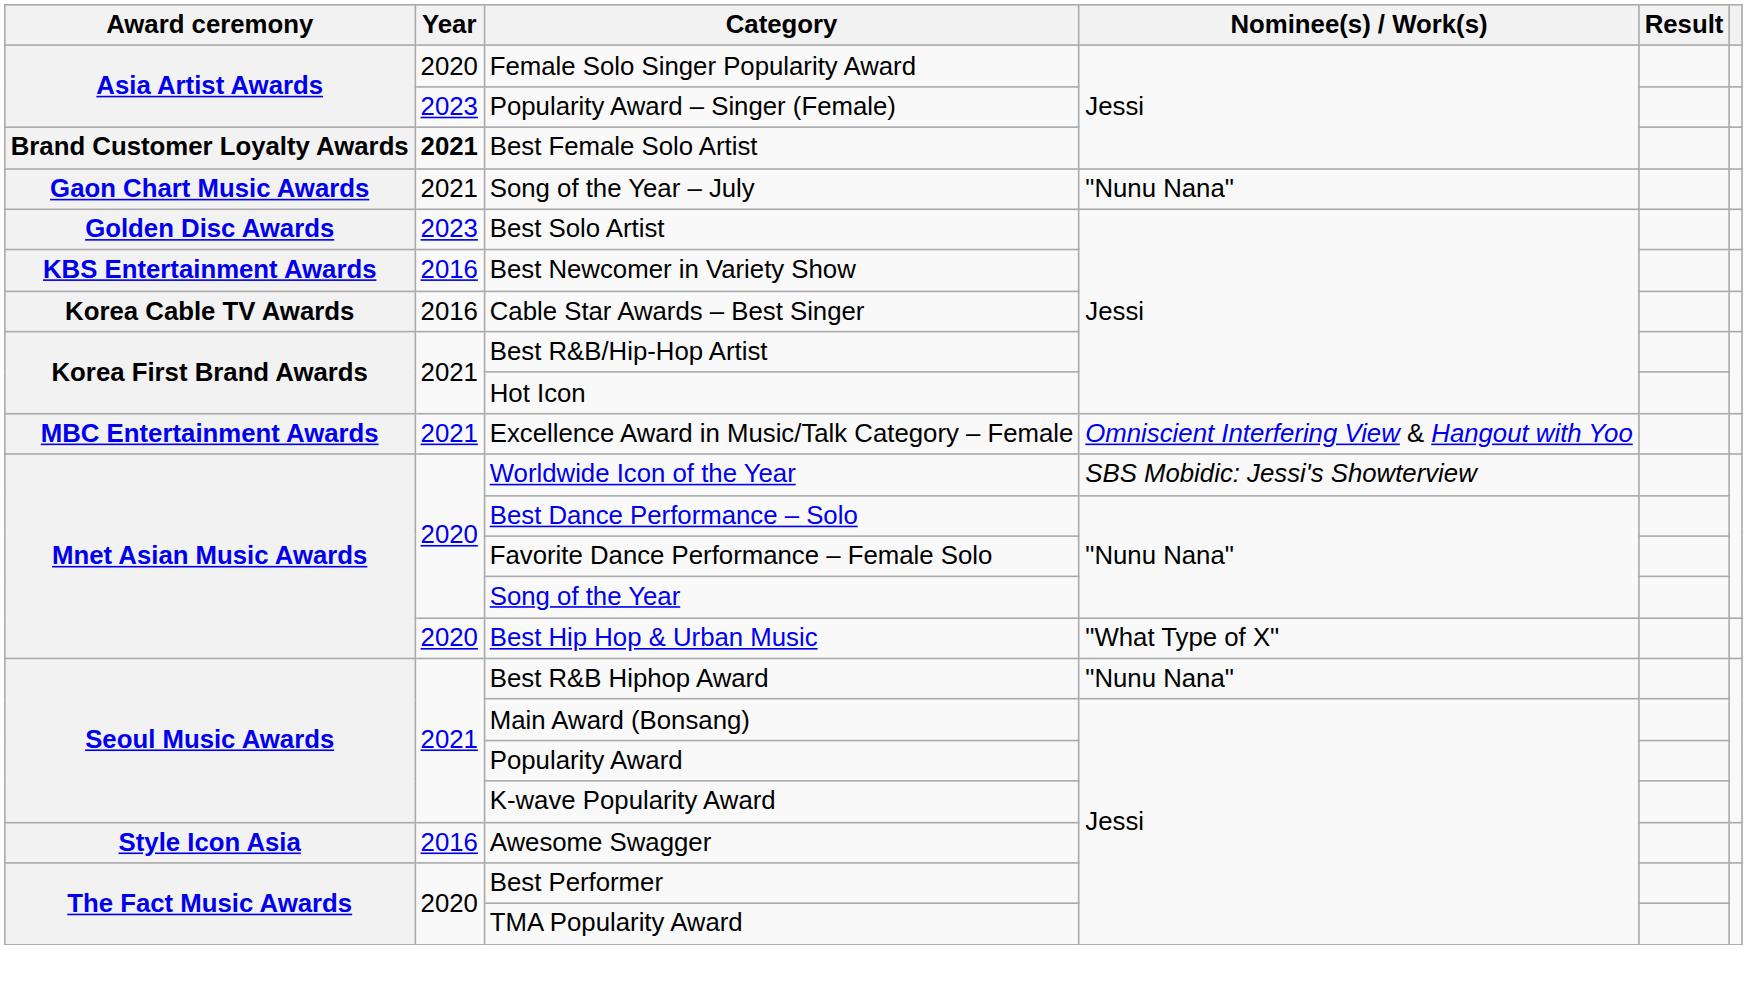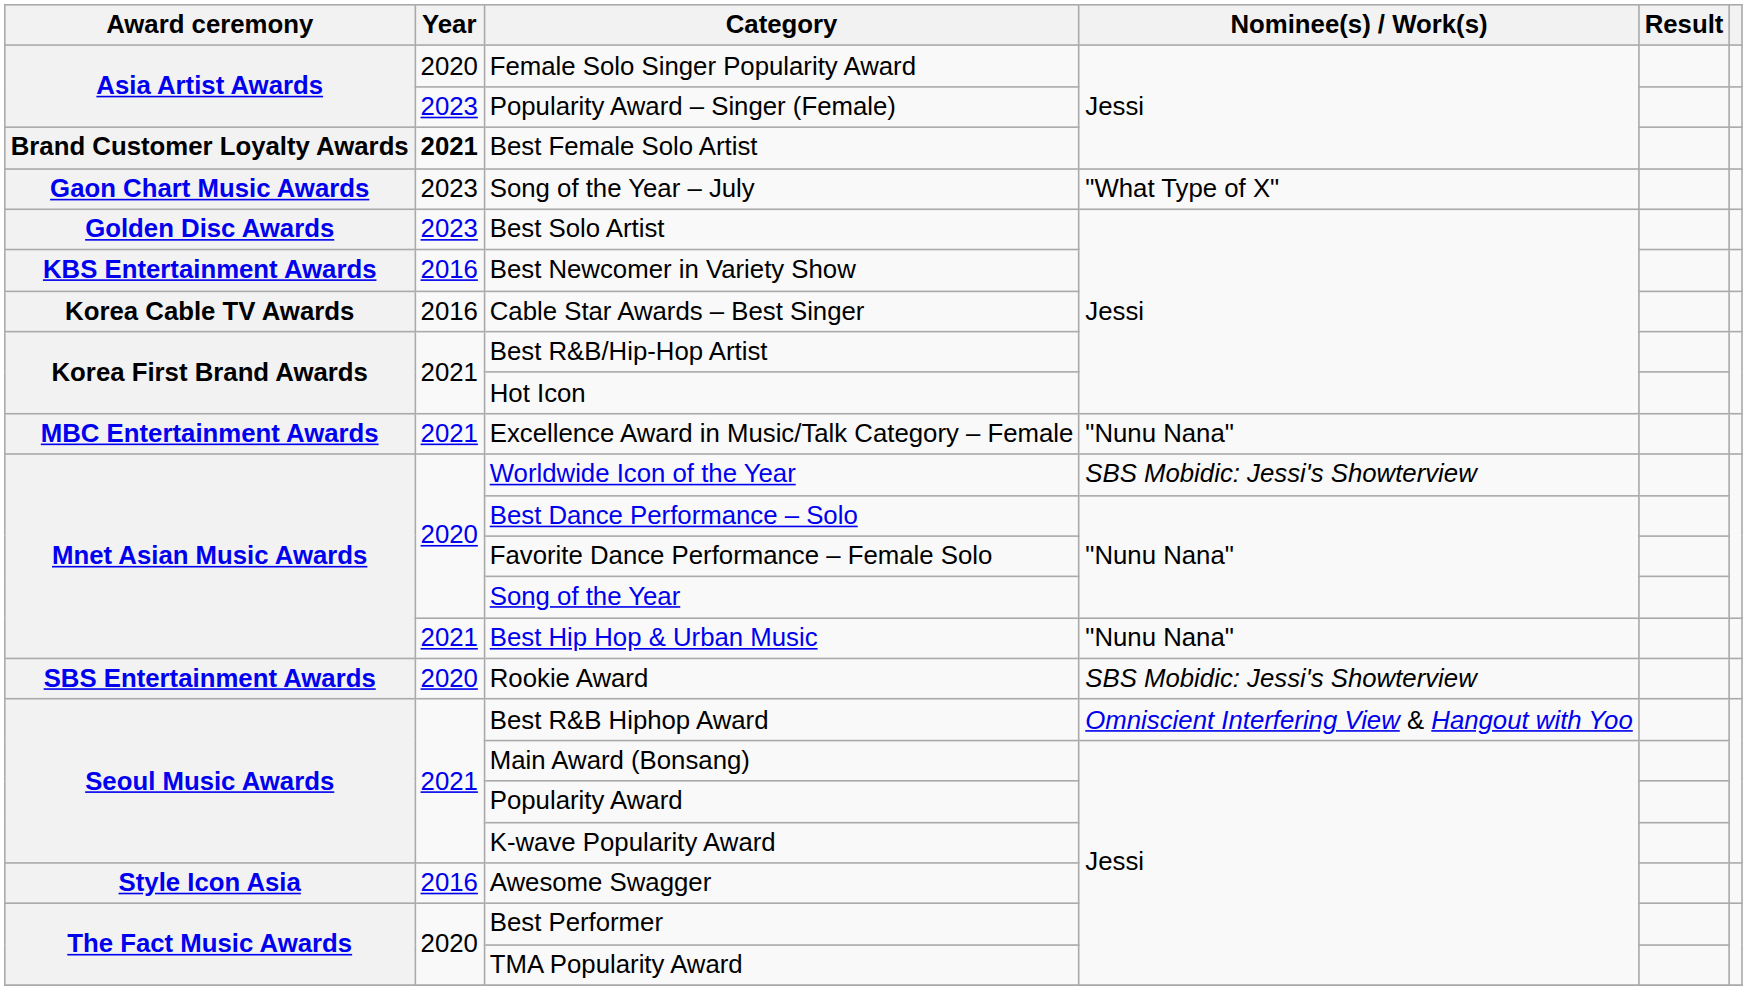(449, 188) 2021 -> (449, 188) 2023
(1160, 188) "Nunu Nana" -> (1182, 188) "What Type of X"
(1359, 433) Omniscient Interfering View & Hangout with Yoo -> (1160, 433) "Nunu Nana"
(449, 637) 2020 -> (449, 637) 2021
(1182, 637) "What Type of X" -> (1160, 637) "Nunu Nana"
+ row: (569, 678)
(1160, 678) "Nunu Nana" -> (1359, 719) Omniscient Interfering View & Hangout with Yoo
